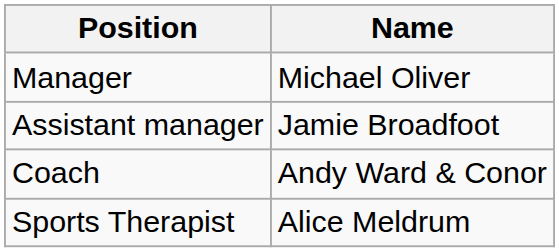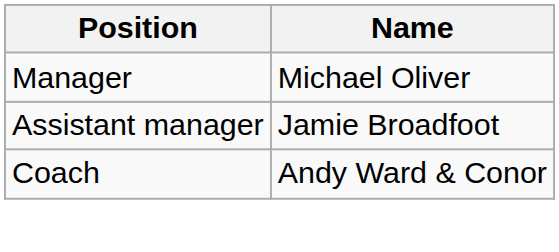- row: (123, 221)
